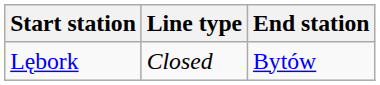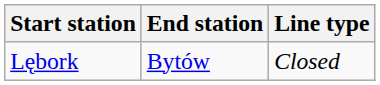columns swapped: (311, 23) <-> (194, 23)
